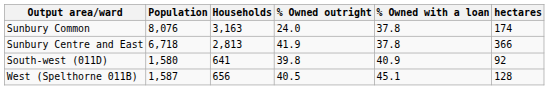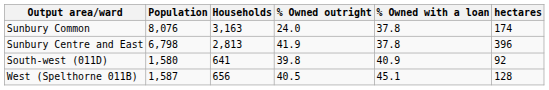(163, 45) 6,718 -> (163, 45) 6,798
(503, 45) 366 -> (503, 45) 396
